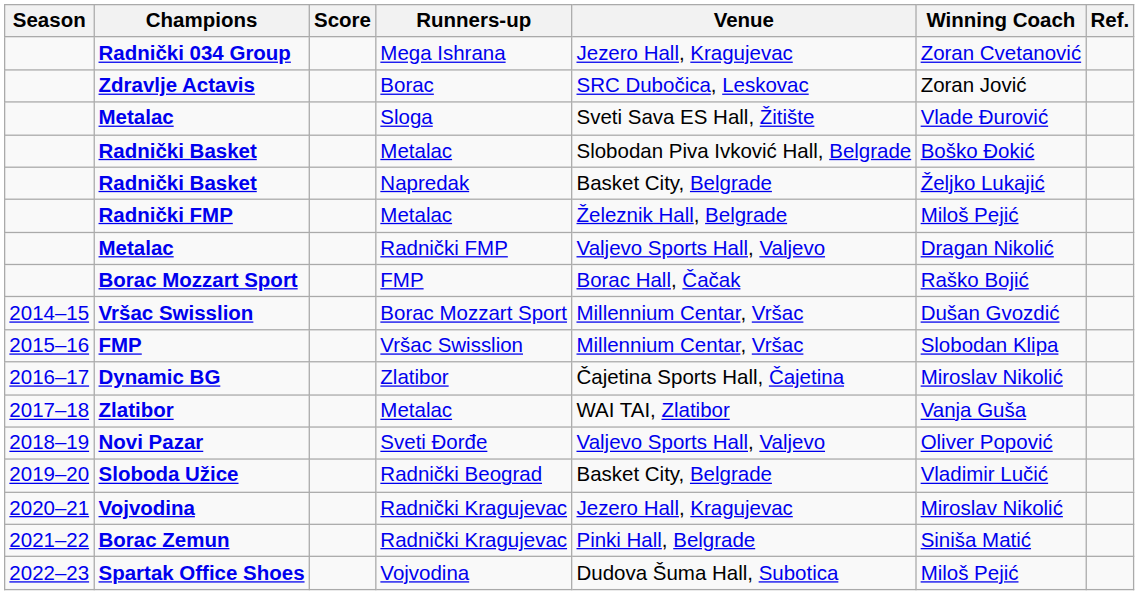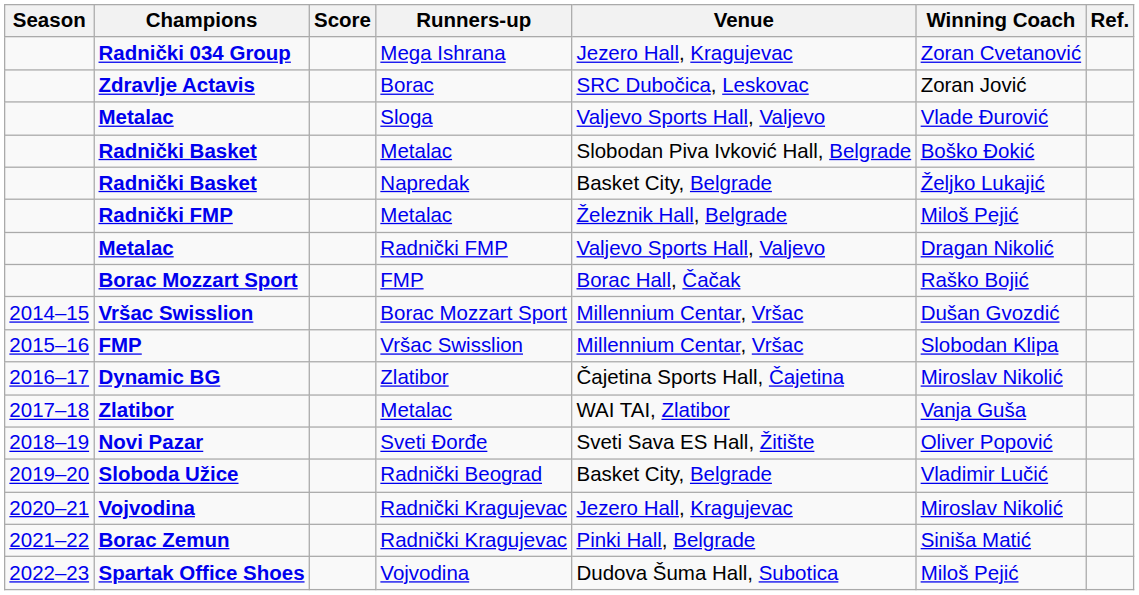(695, 118) Sveti Sava ES Hall, Žitište -> (701, 118) Valjevo Sports Hall, Valjevo
(701, 442) Valjevo Sports Hall, Valjevo -> (695, 442) Sveti Sava ES Hall, Žitište
